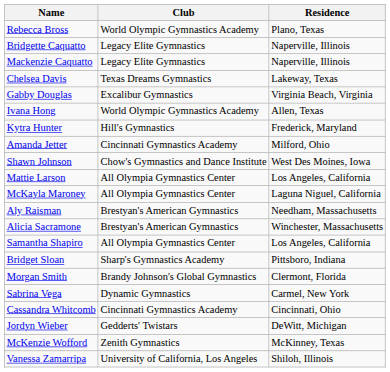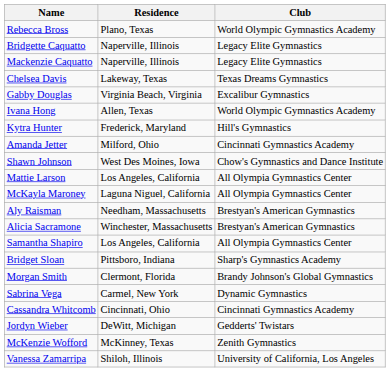columns swapped: (184, 12) <-> (327, 12)
